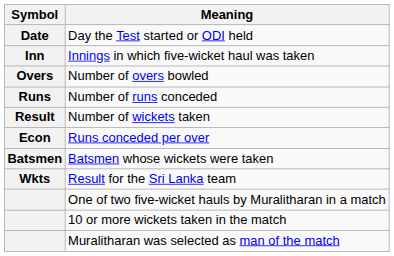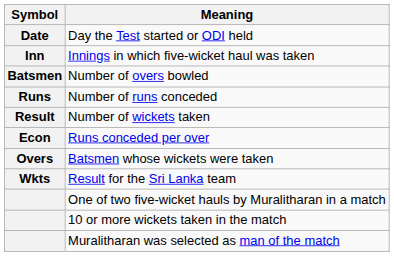(35, 76) Overs -> (35, 76) Batsmen
(35, 158) Batsmen -> (35, 158) Overs
